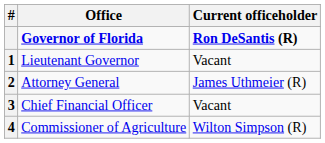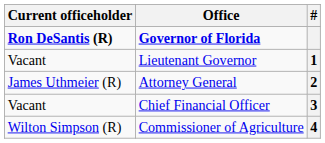columns swapped: (11, 15) <-> (255, 15)
